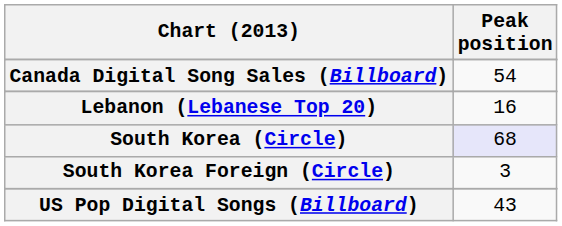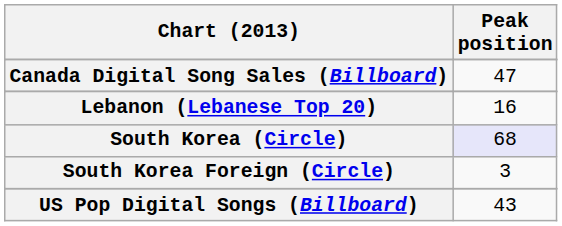(505, 76) 54 -> (505, 76) 47
